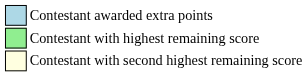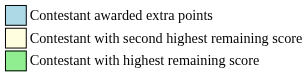rows swapped: (144, 38) <-> (166, 60)
